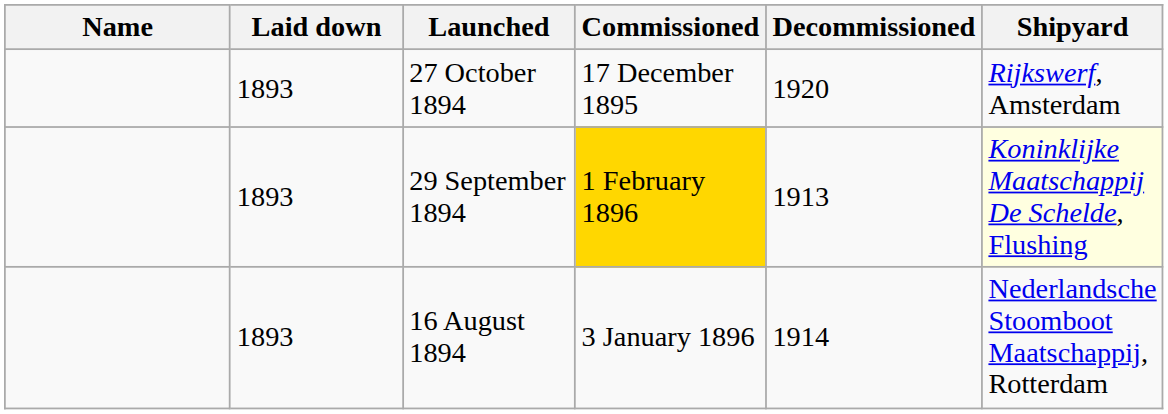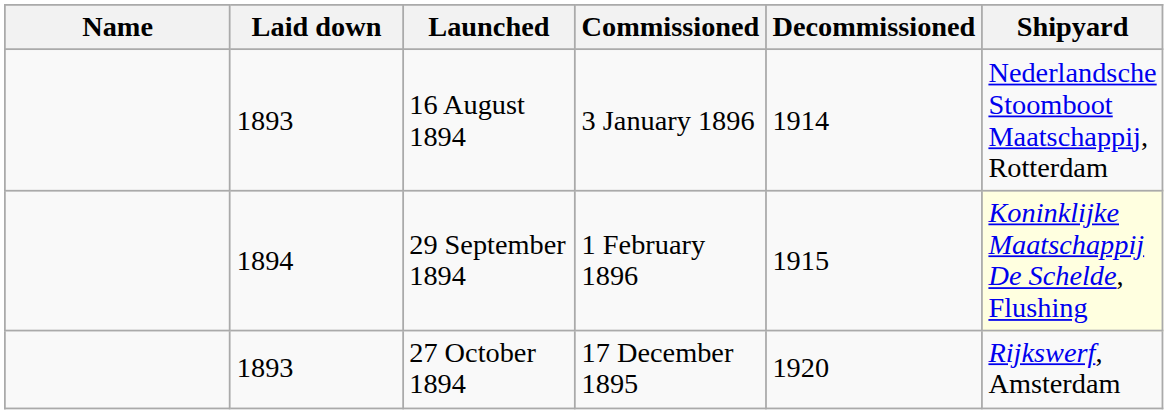rows swapped: (473, 87) <-> (467, 336)
(265, 196) 1893 -> (265, 260) 1894
(643, 196) gold background -> (643, 260) no background
(801, 196) 1913 -> (801, 260) 1915
